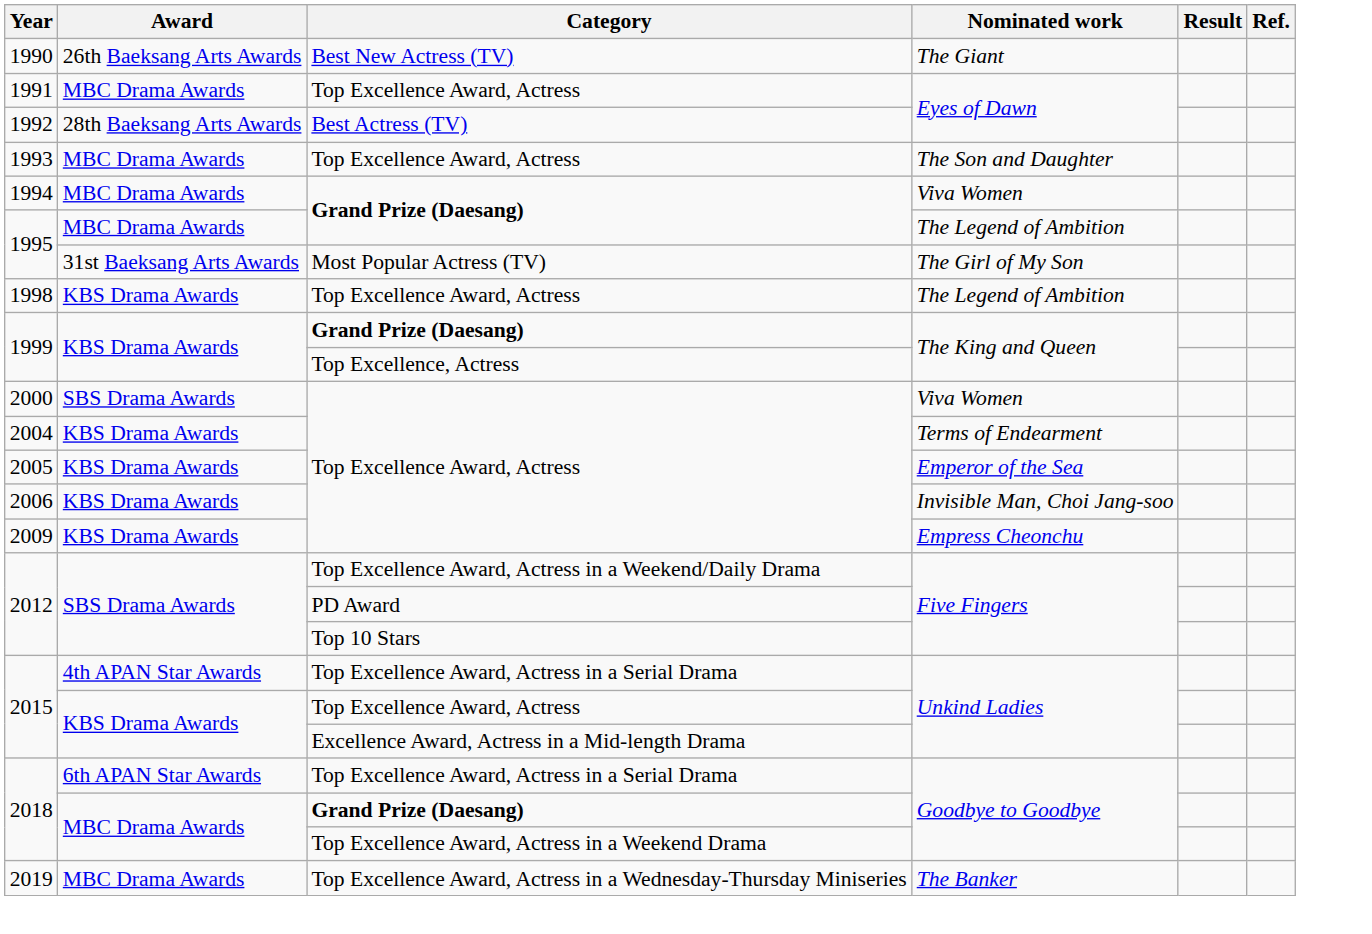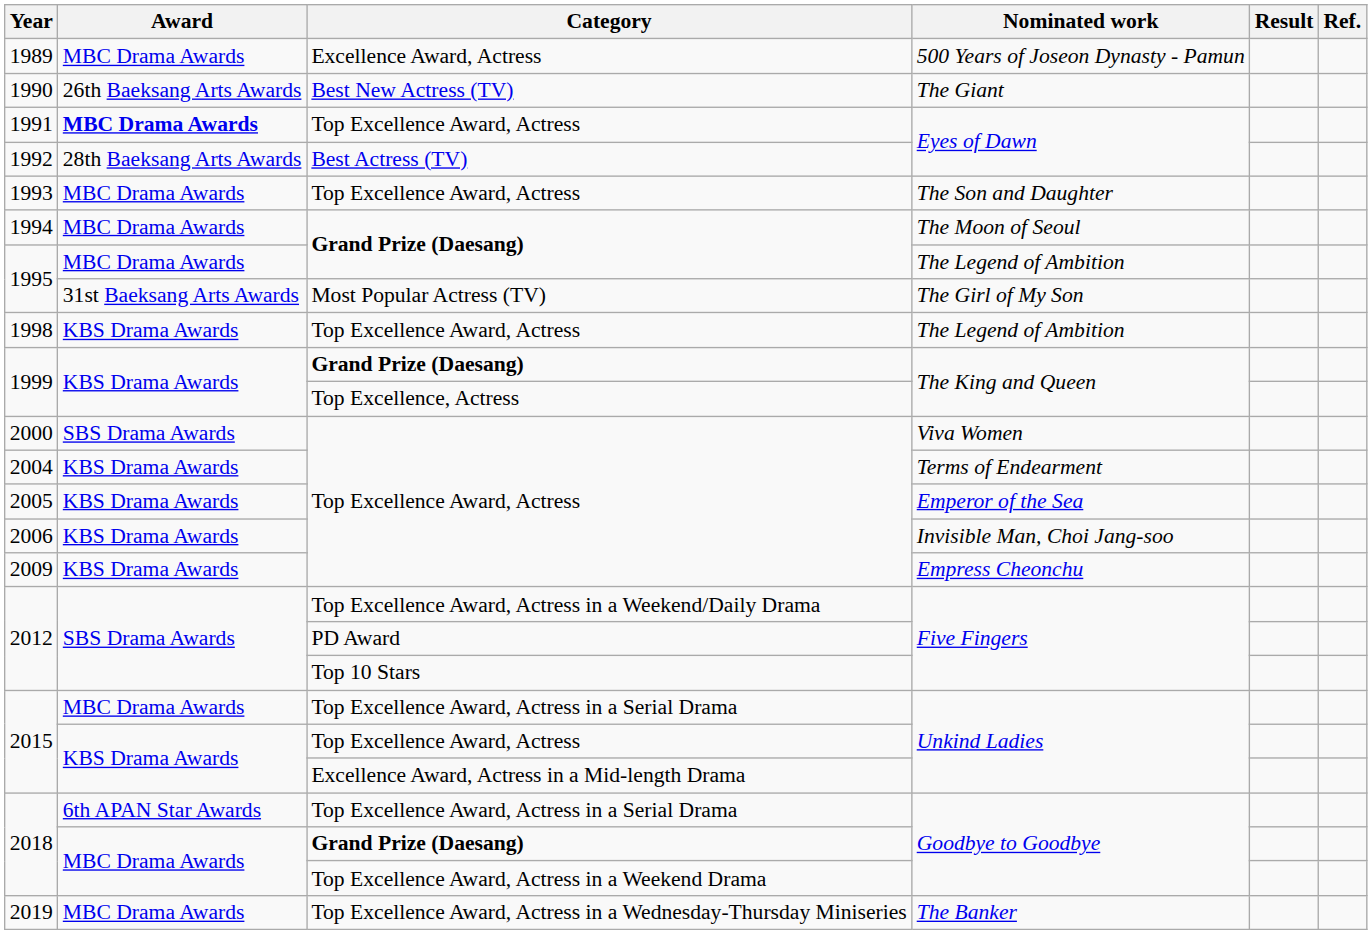+ row: (31, 55)
(154, 90) normal -> (160, 124) bold
(970, 192) Viva Women -> (999, 227) The Moon of Seoul
(162, 672) 4th APAN Star Awards -> (154, 706) MBC Drama Awards
